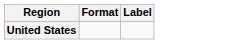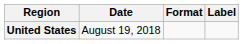+ column: (121, 13)
